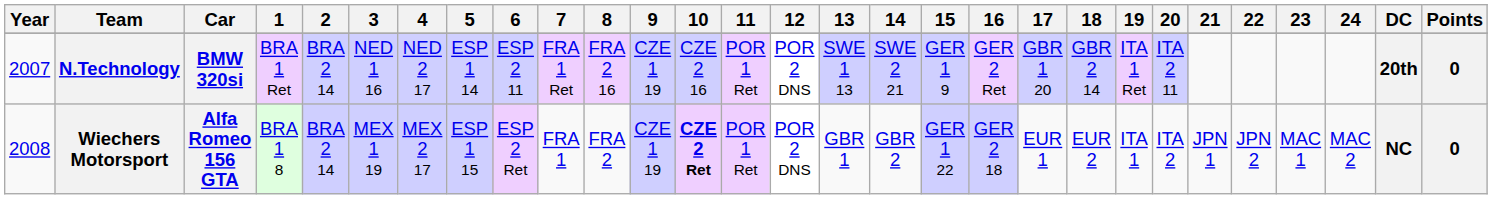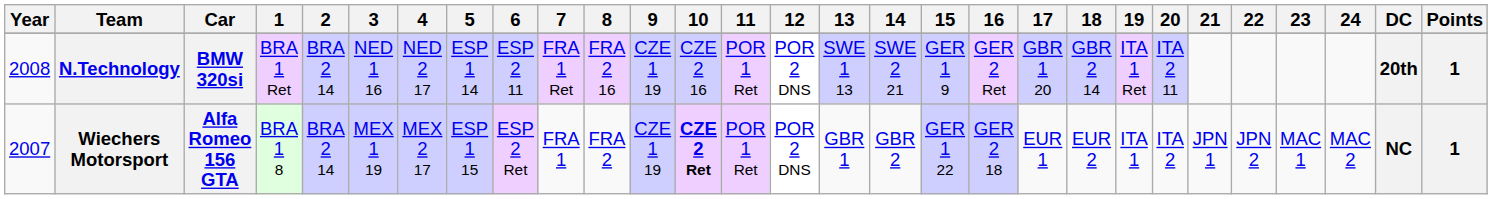(30, 68) 2007 -> (30, 68) 2008
(1455, 68) 0 -> (1455, 68) 1
(30, 149) 2008 -> (30, 149) 2007
(1455, 149) 0 -> (1455, 149) 1
